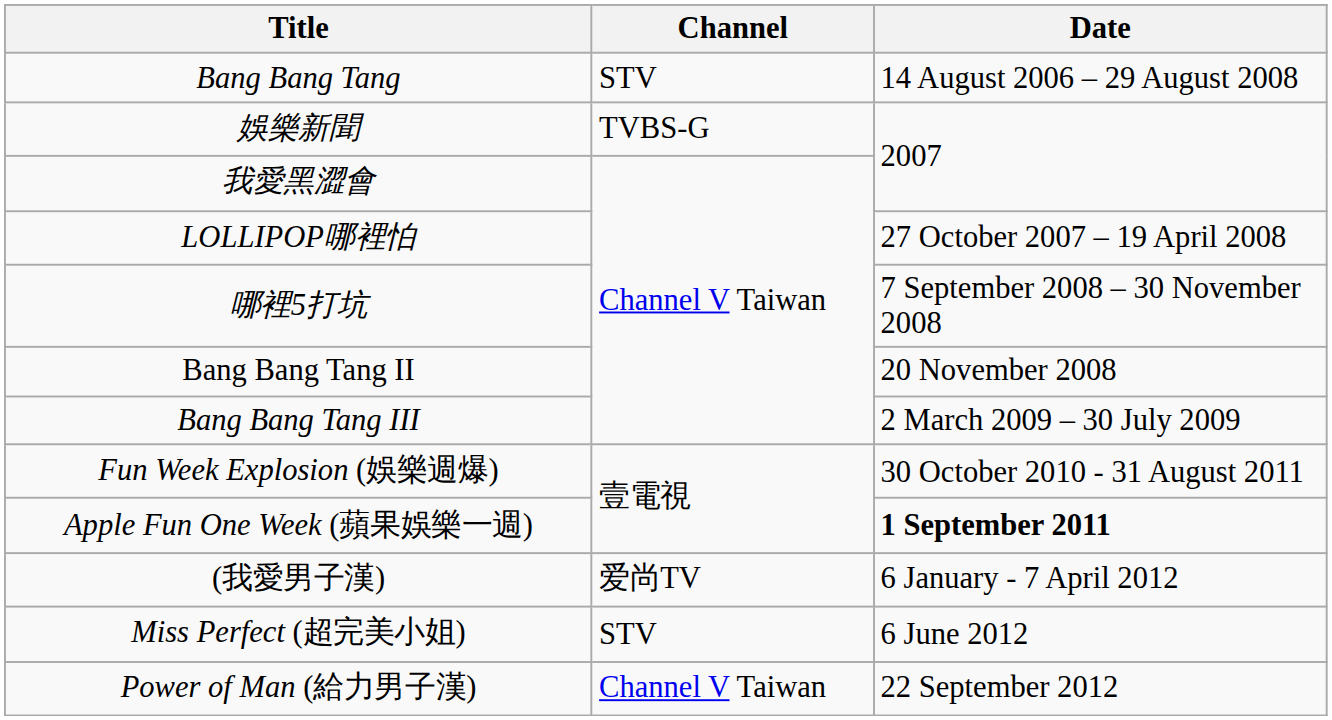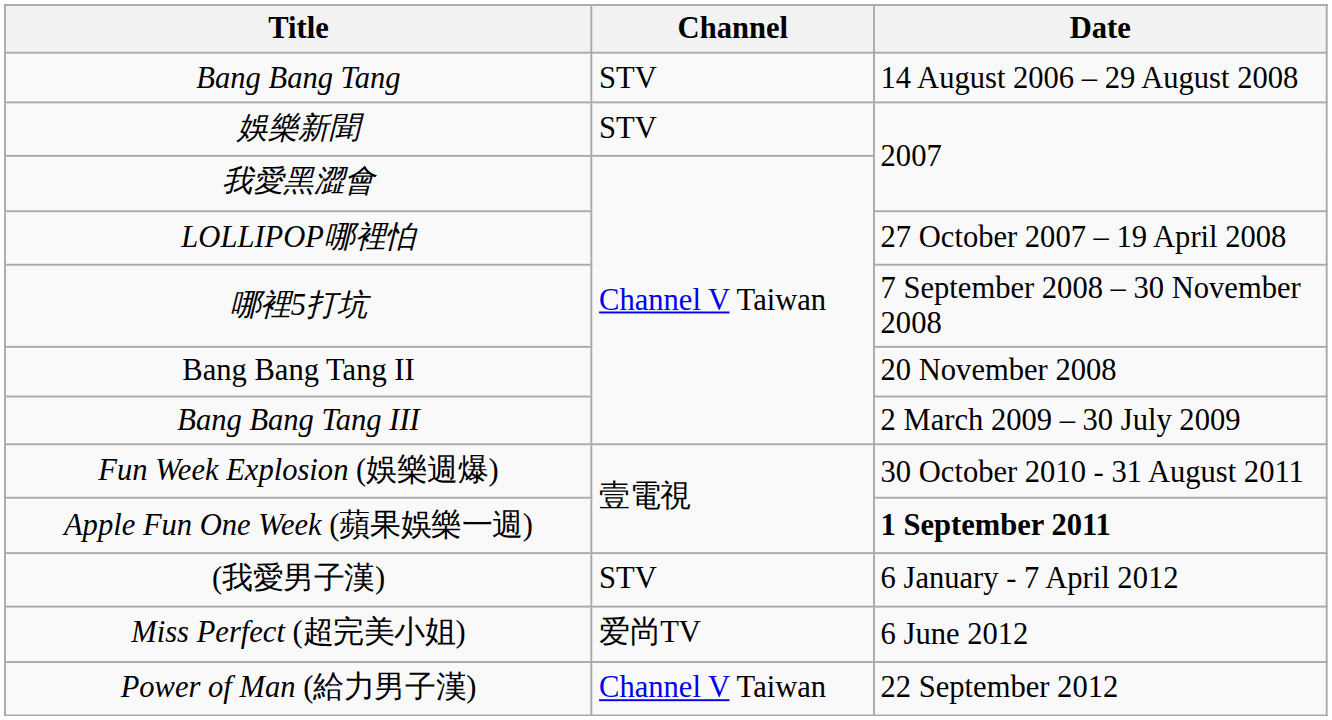(654, 128) TVBS-G -> (628, 128) STV
(650, 578) 爱尚TV -> (628, 579) STV
(628, 633) STV -> (650, 632) 爱尚TV
